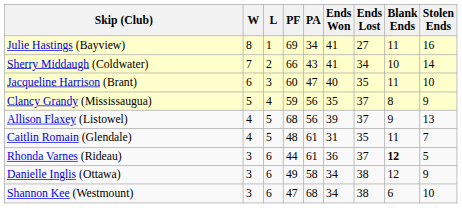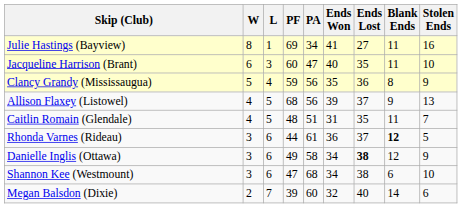- row: (78, 63)
(363, 100) 37 -> (363, 82) 36
(312, 138) 61 -> (312, 119) 51
(363, 175) normal -> (363, 156) bold
+ row: (62, 193)
